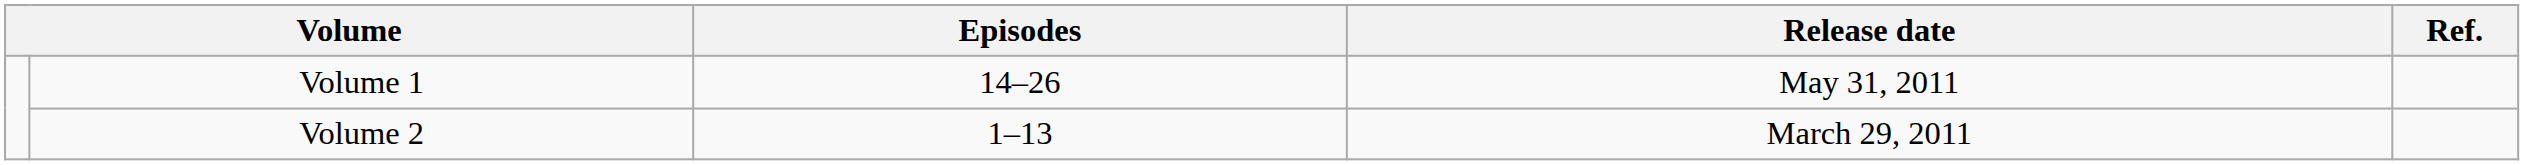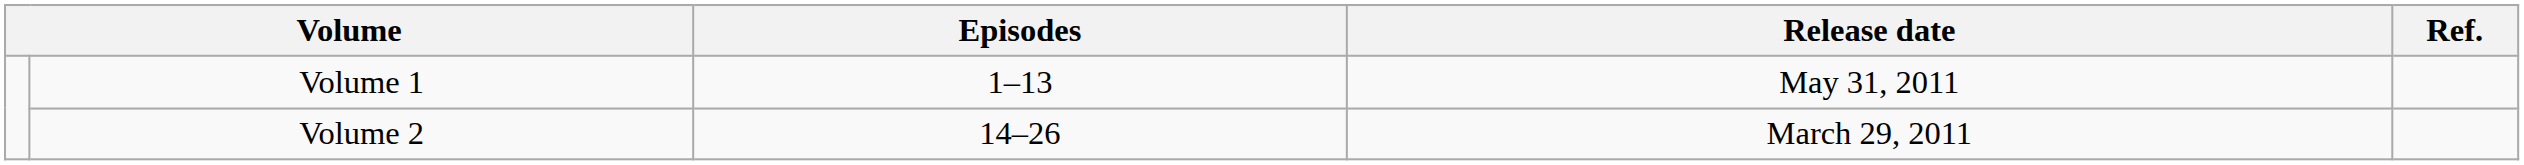(1020, 81) 14–26 -> (1020, 81) 1–13
(1020, 133) 1–13 -> (1020, 133) 14–26
